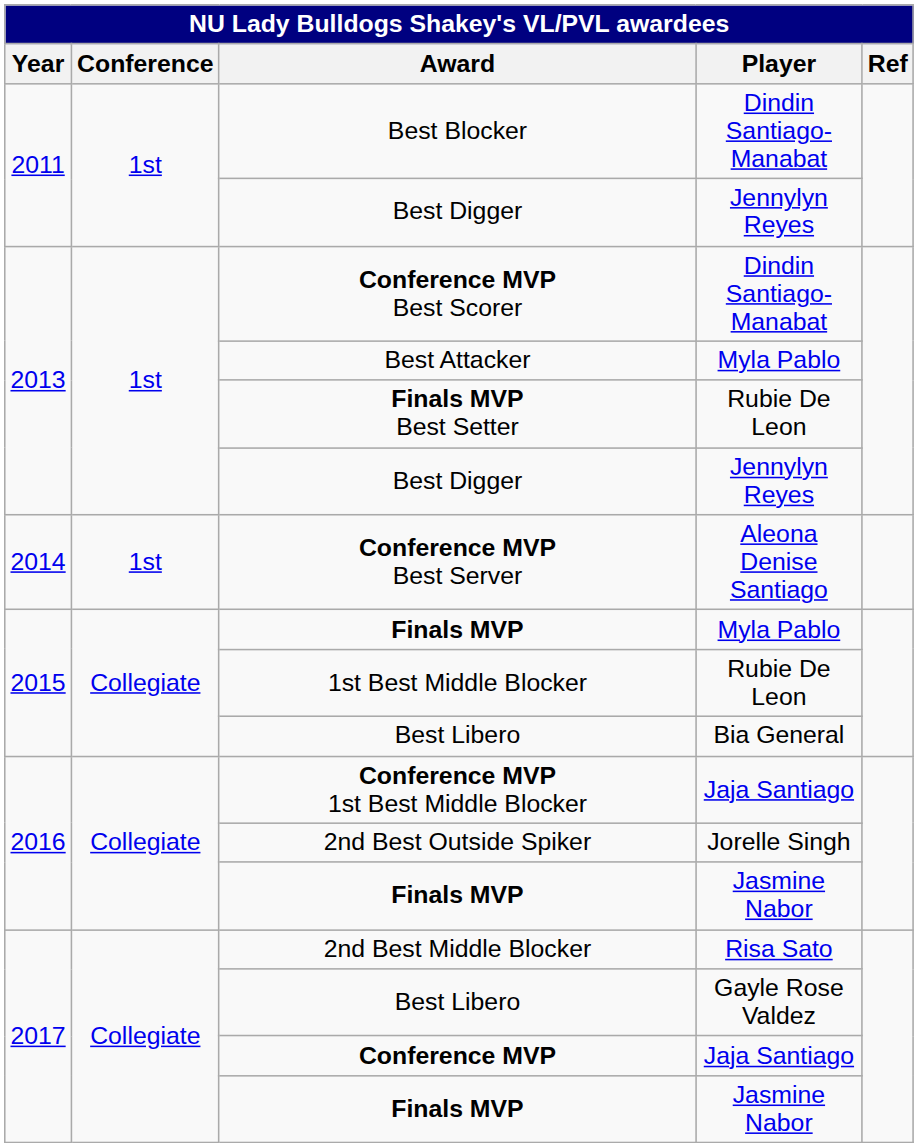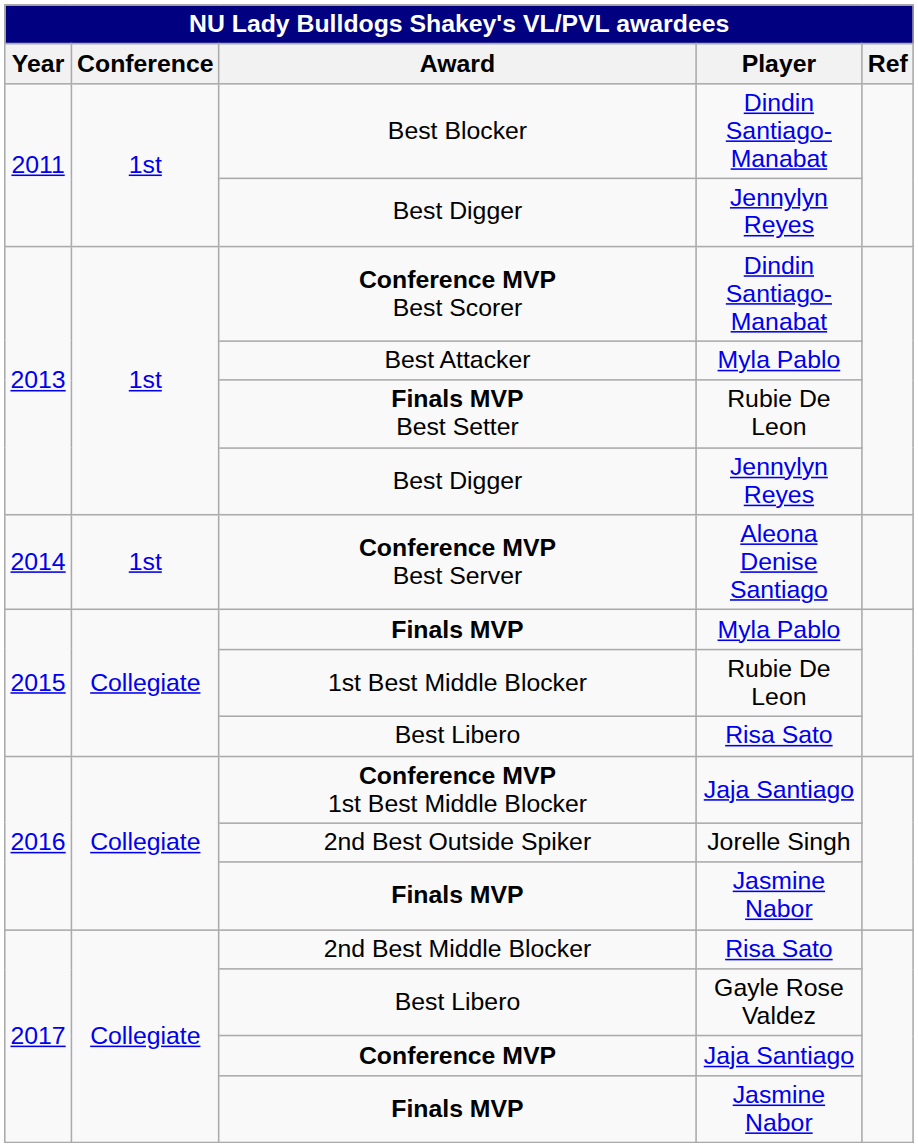(779, 735) Bia General -> (779, 735) Risa Sato
